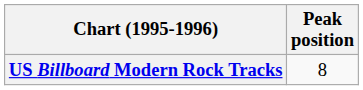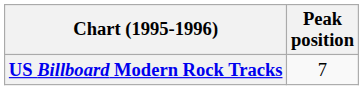(322, 69) 8 -> (322, 69) 7
